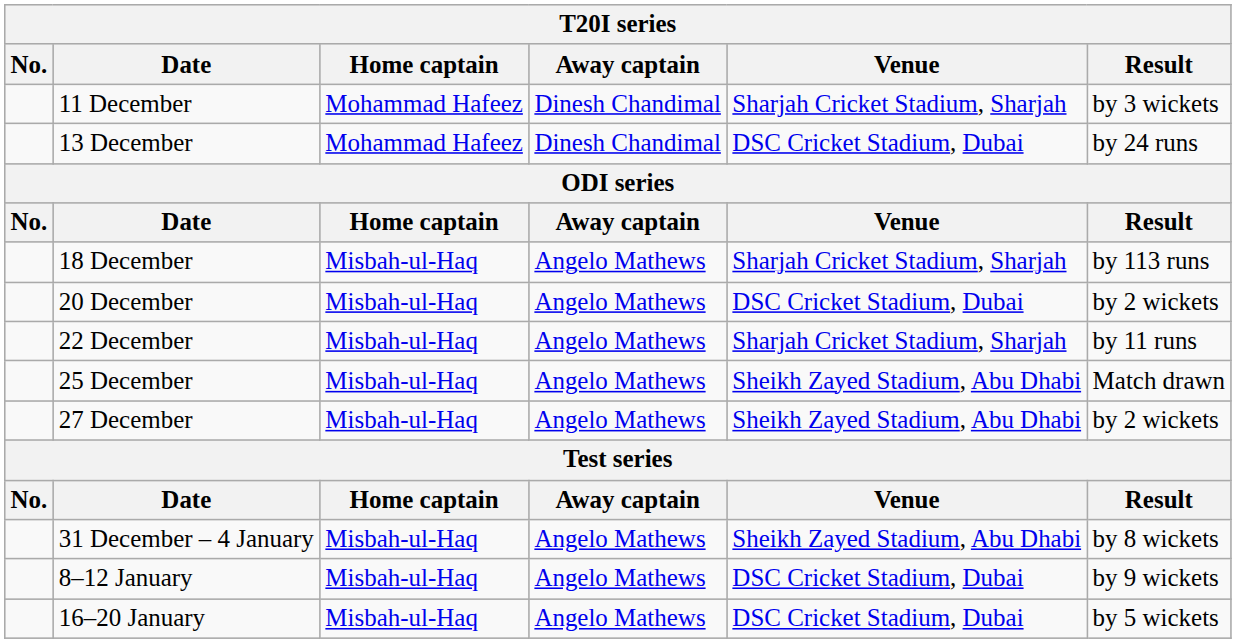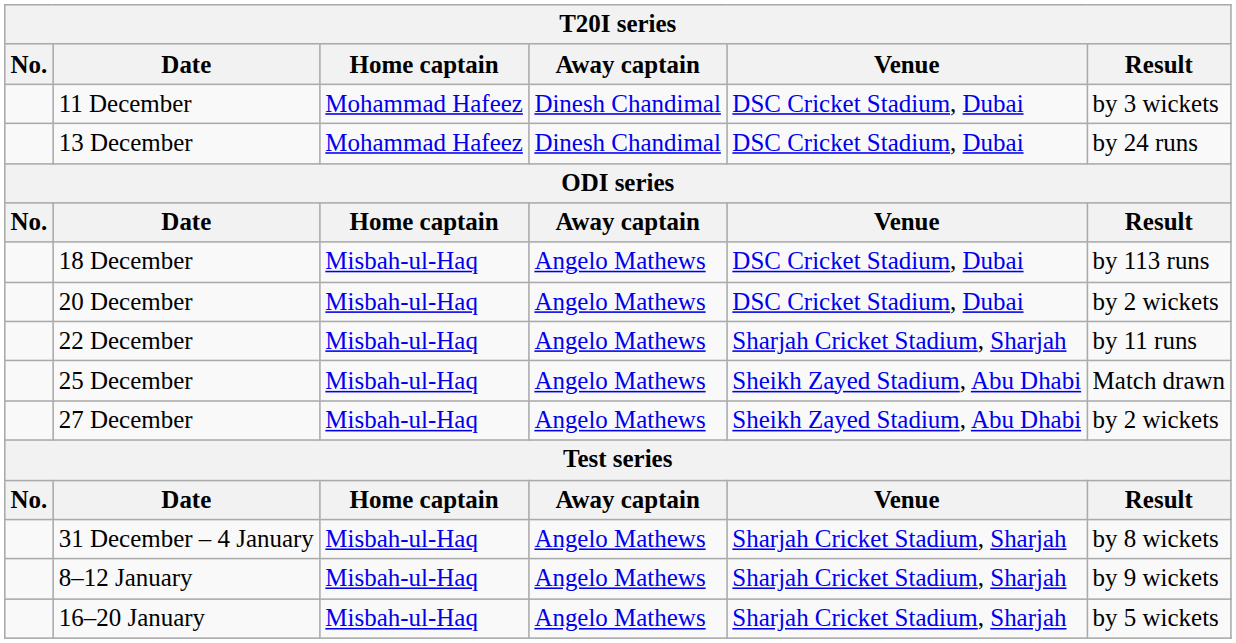(899, 103) Sharjah Cricket Stadium, Sharjah -> (878, 103) DSC Cricket Stadium, Dubai
(899, 261) Sharjah Cricket Stadium, Sharjah -> (878, 261) DSC Cricket Stadium, Dubai
(907, 538) Sheikh Zayed Stadium, Abu Dhabi -> (899, 538) Sharjah Cricket Stadium, Sharjah
(878, 578) DSC Cricket Stadium, Dubai -> (899, 578) Sharjah Cricket Stadium, Sharjah
(878, 618) DSC Cricket Stadium, Dubai -> (899, 618) Sharjah Cricket Stadium, Sharjah
